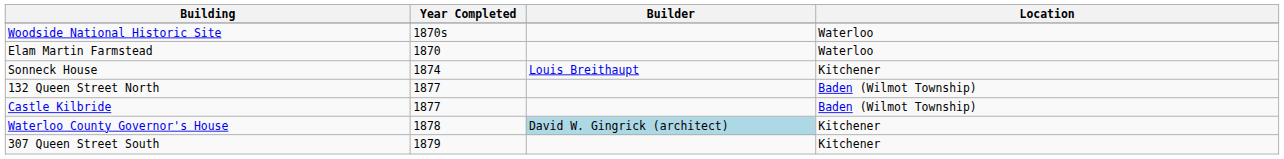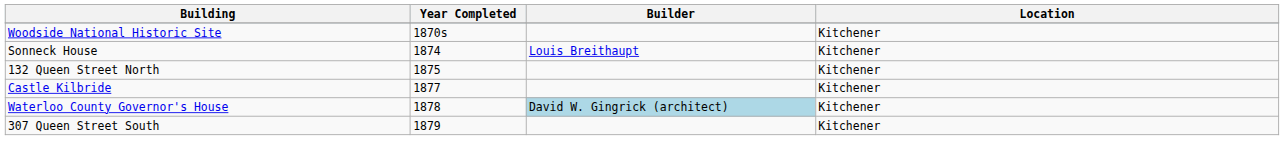(846, 32) Waterloo -> (849, 32) Kitchener
- row: (80, 51)
(427, 88) 1877 -> (427, 70) 1875
(898, 88) Baden (Wilmot Township) -> (849, 70) Kitchener
(898, 107) Baden (Wilmot Township) -> (849, 88) Kitchener
